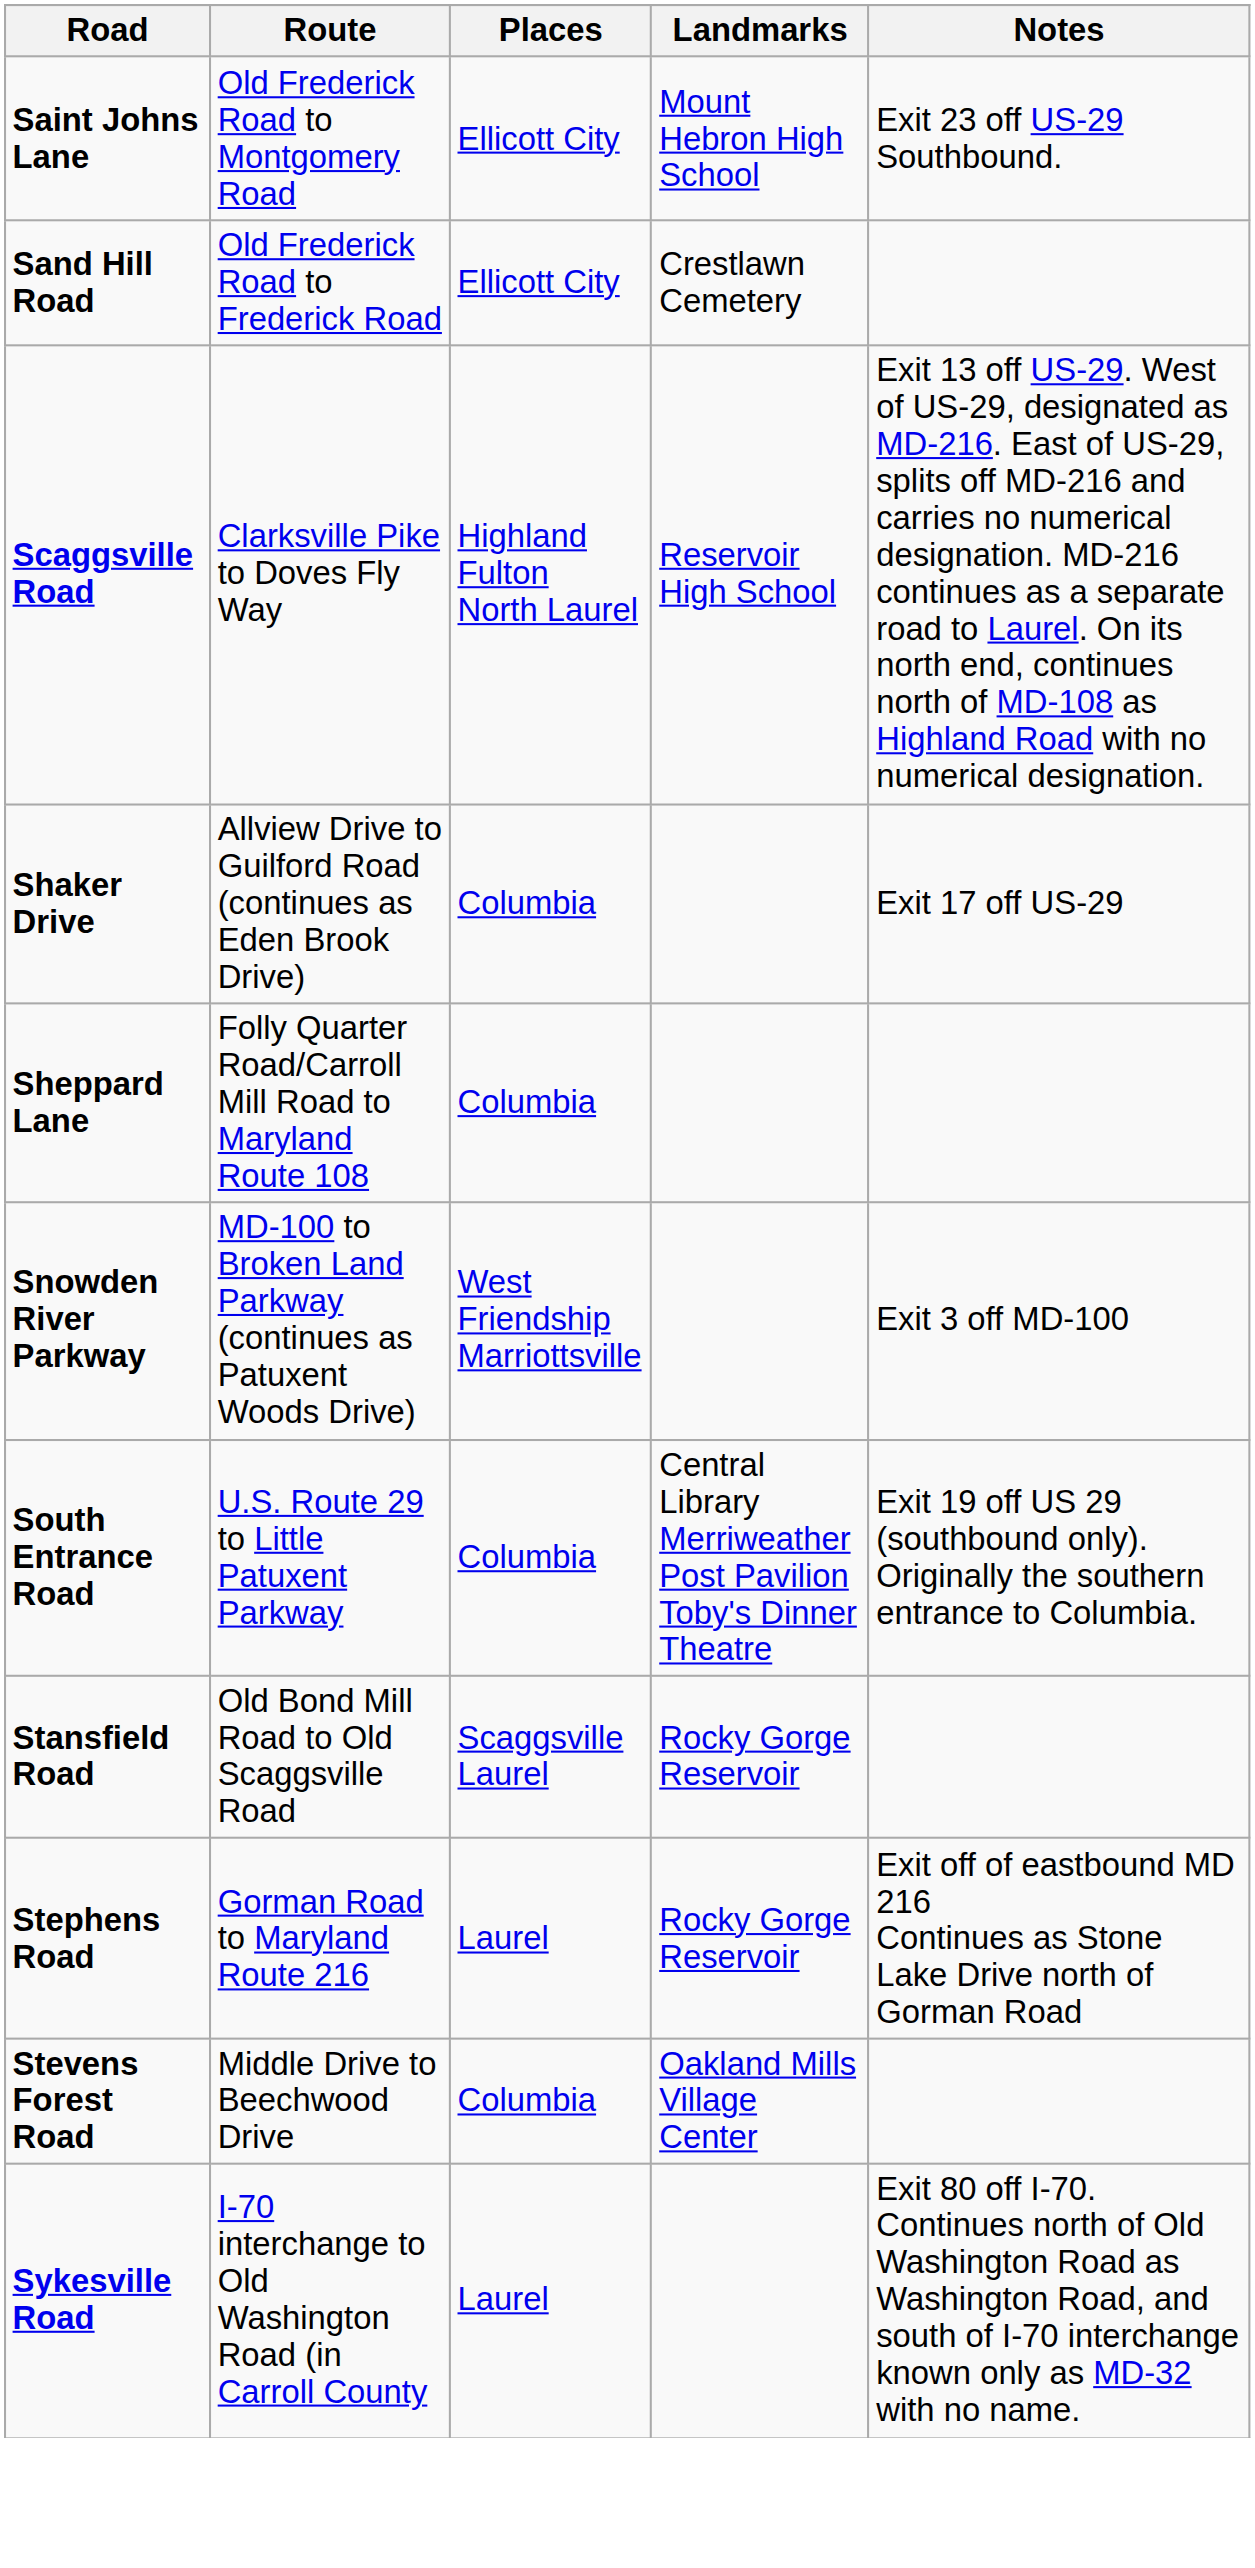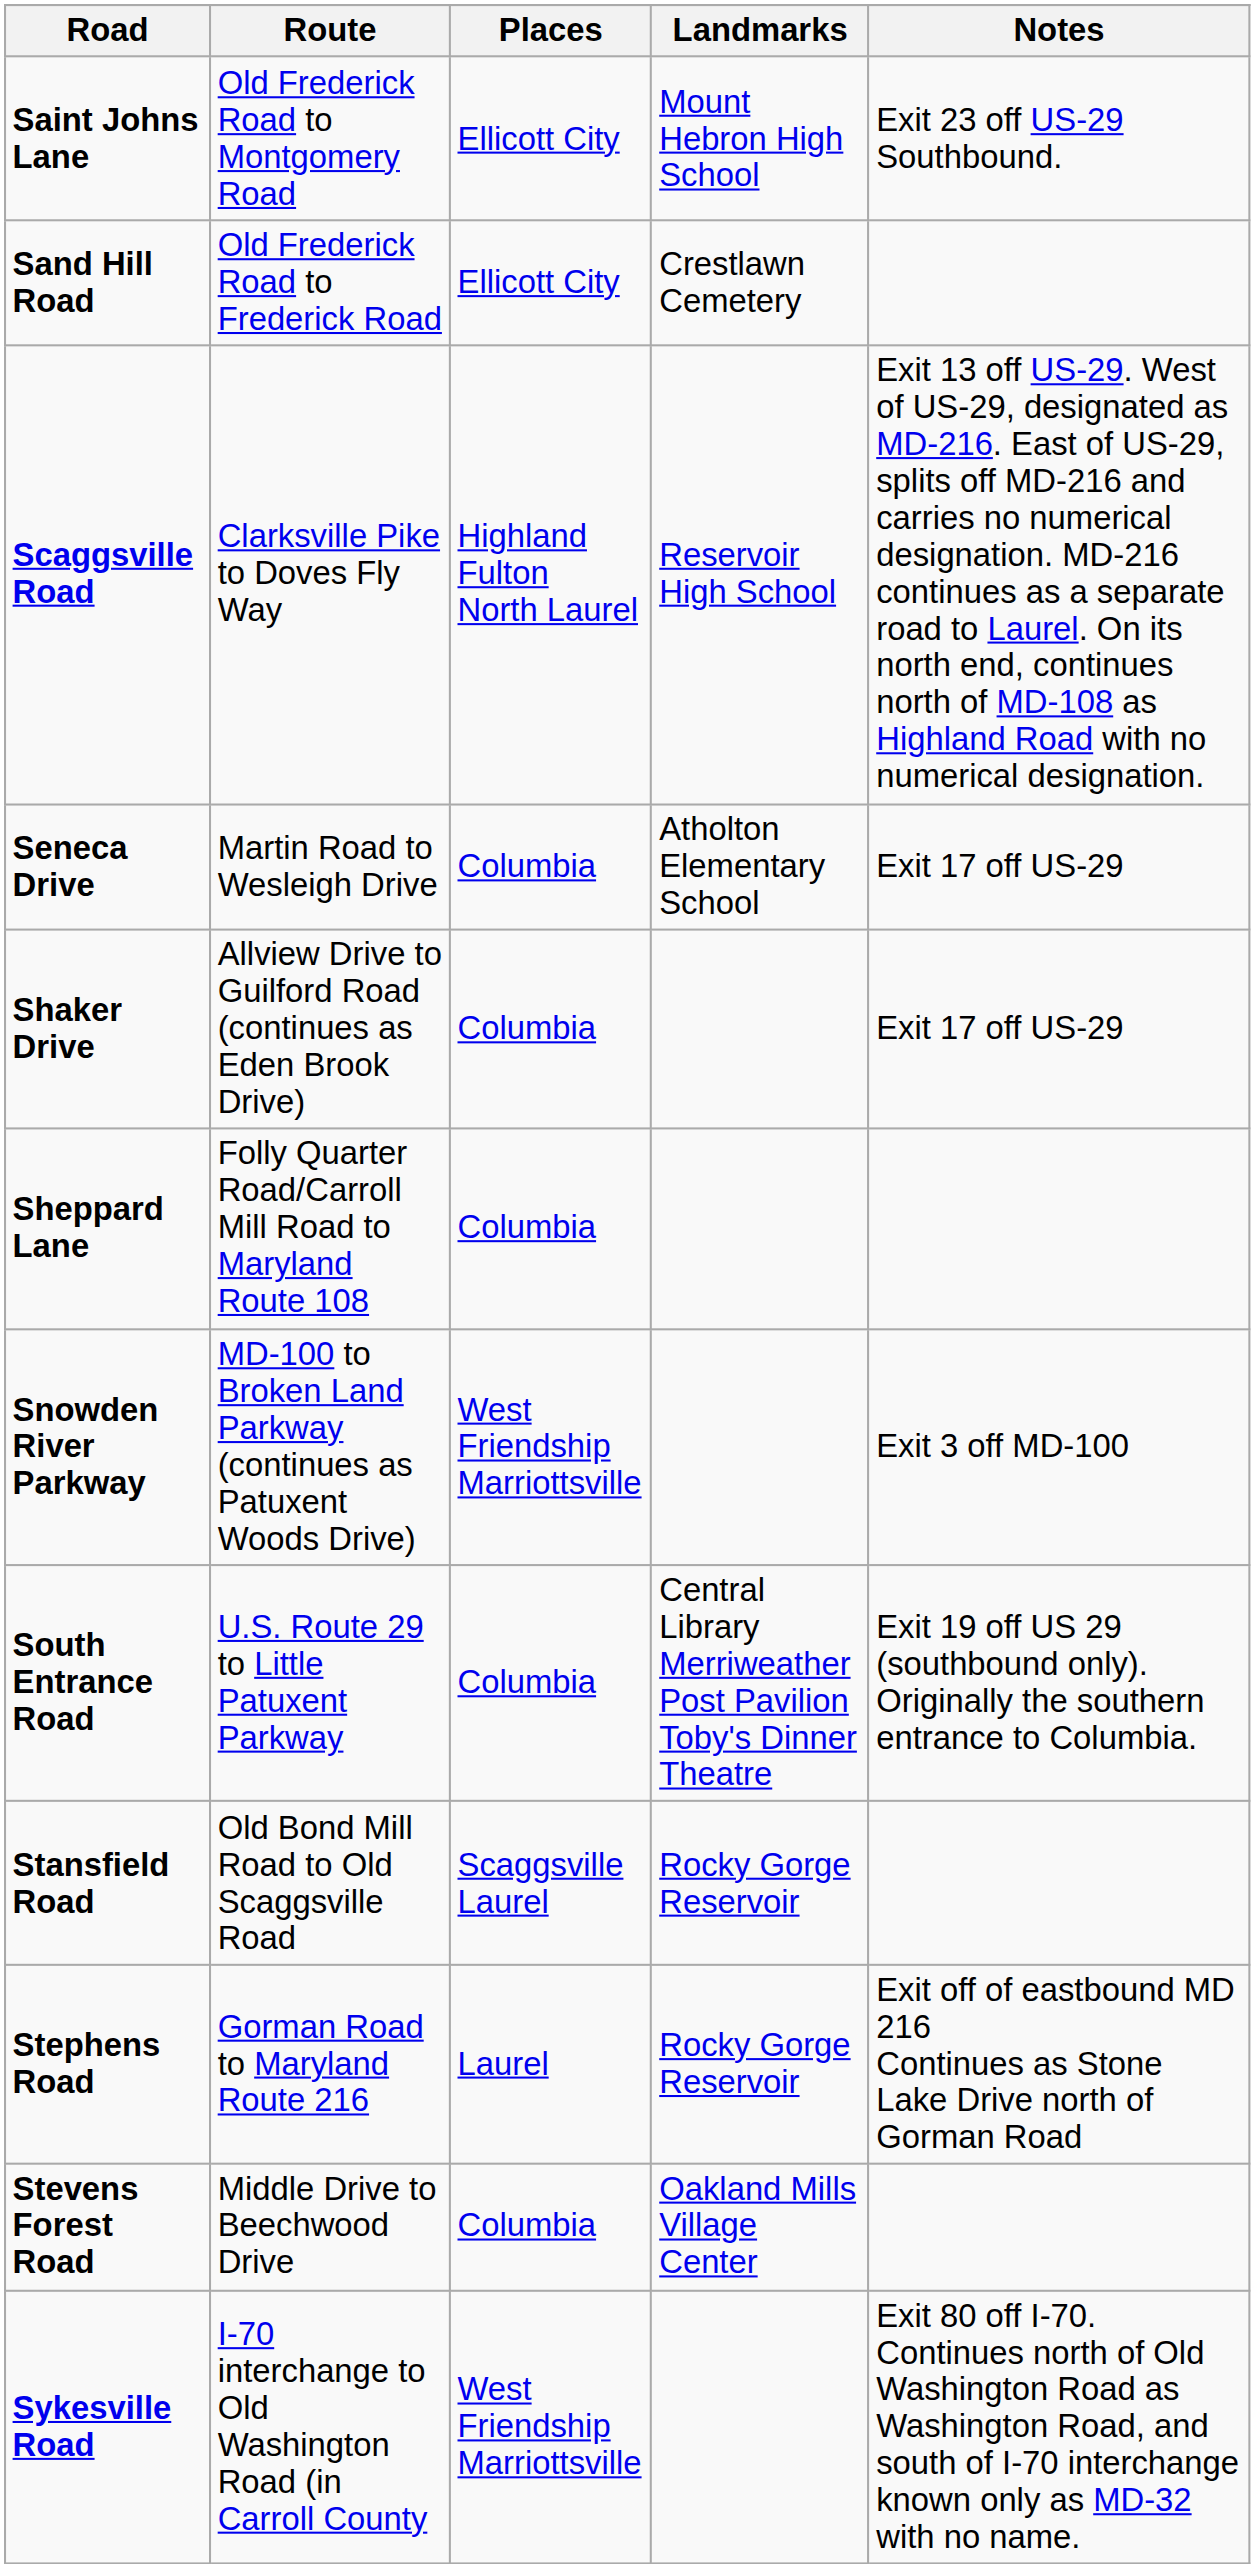+ row: (70, 865)
(503, 2300) Laurel -> (550, 2425) West Friendship Marriottsville
